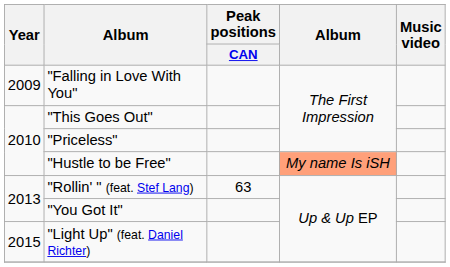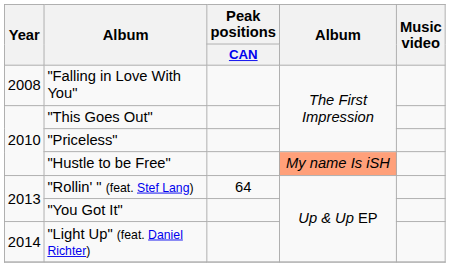(24, 85) 2009 -> (24, 85) 2008
(243, 186) 63 -> (243, 186) 64
(24, 241) 2015 -> (24, 241) 2014
